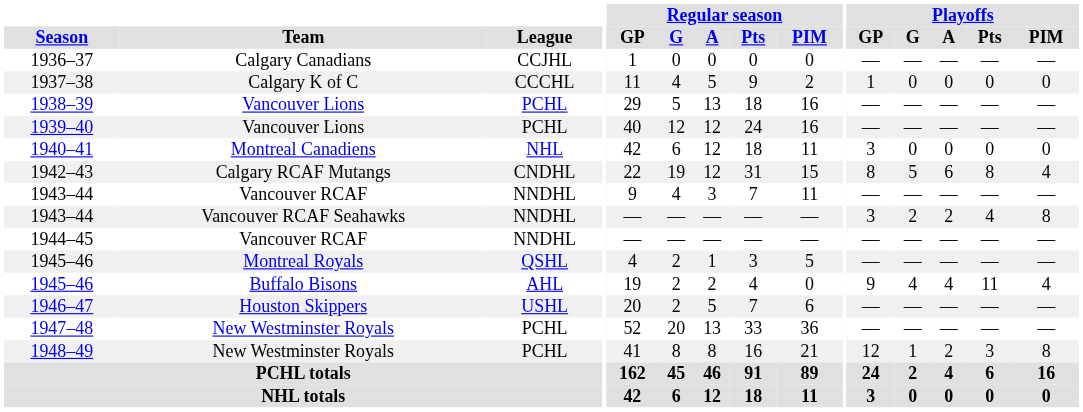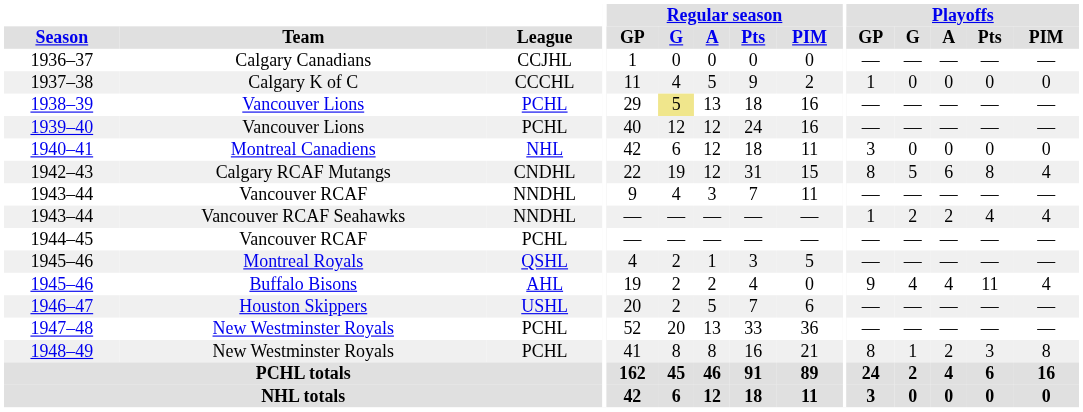(676, 104) no background -> (676, 104) khaki background
(871, 216) 3 -> (871, 216) 1
(1046, 216) 8 -> (1046, 216) 4
(545, 239) NNDHL -> (545, 239) PCHL
(871, 351) 12 -> (871, 351) 8
